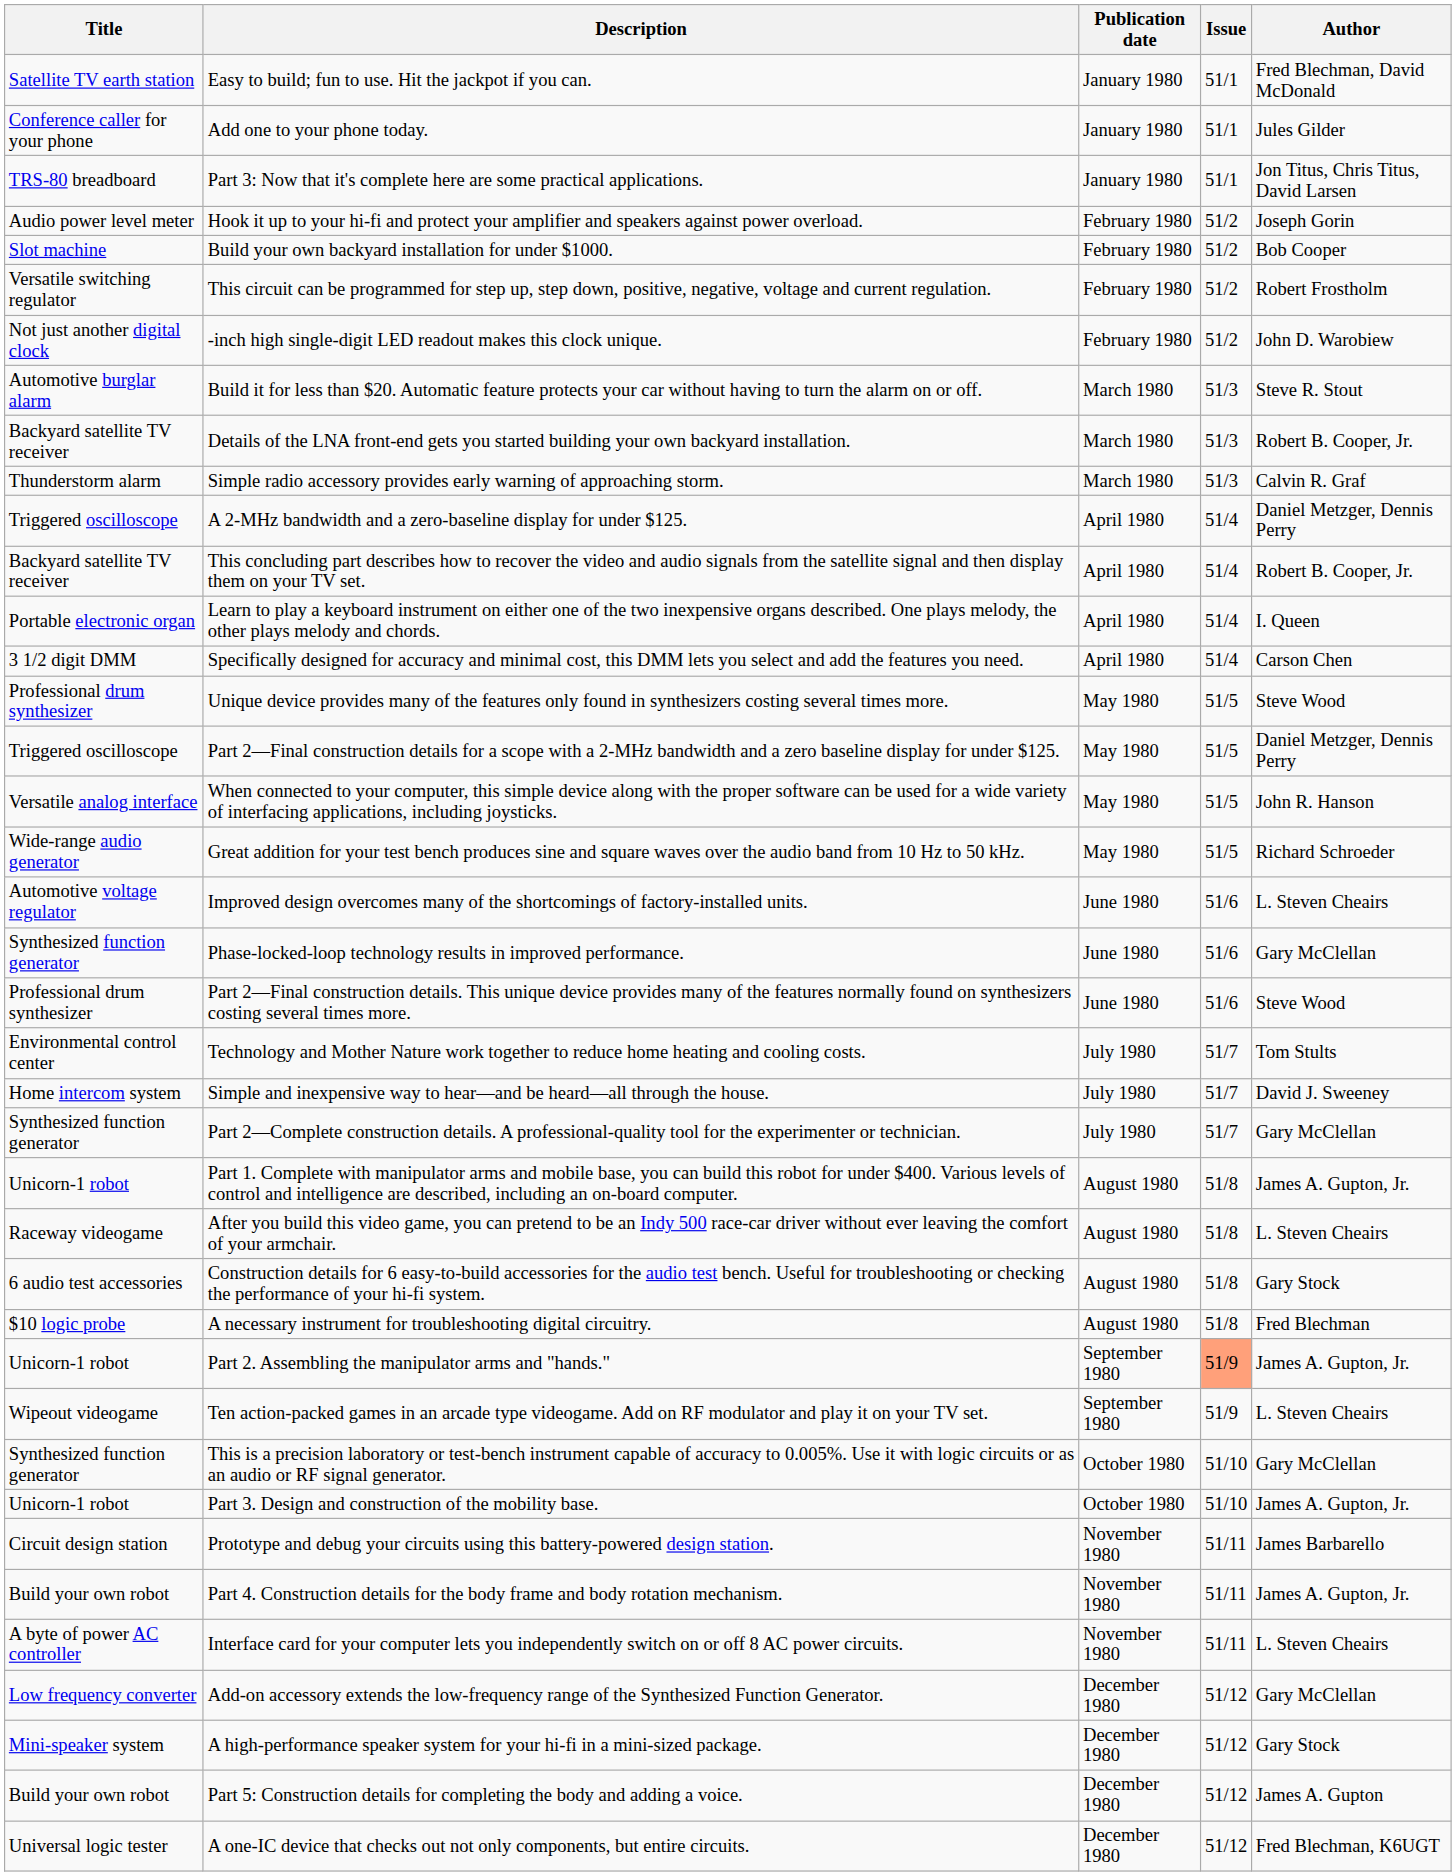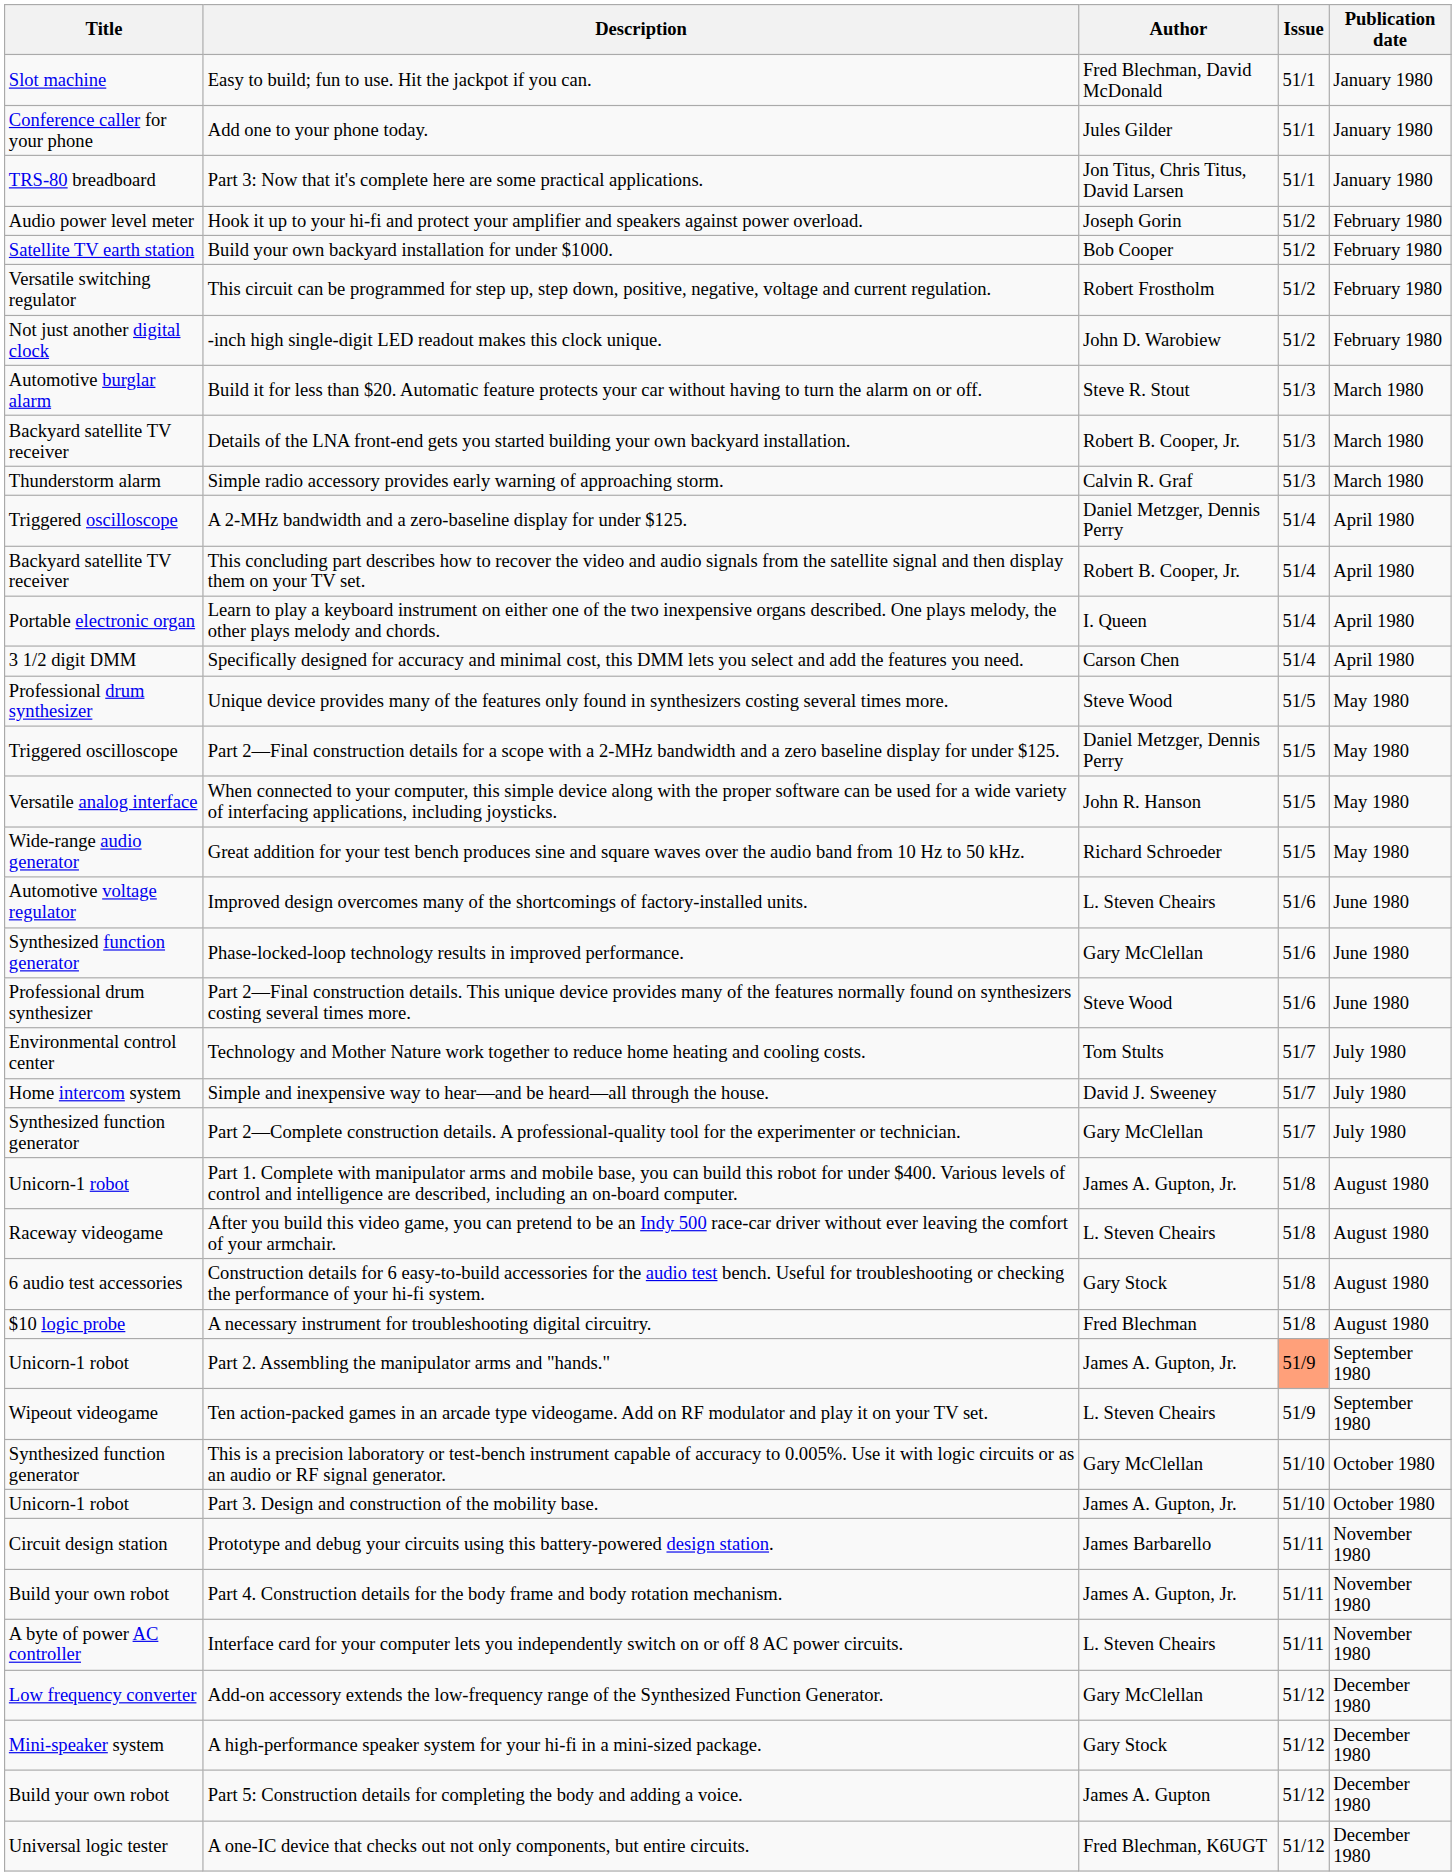columns swapped: (1351, 29) <-> (1140, 29)
(102, 79) Satellite TV earth station -> (58, 79) Slot machine
(58, 249) Slot machine -> (102, 249) Satellite TV earth station
